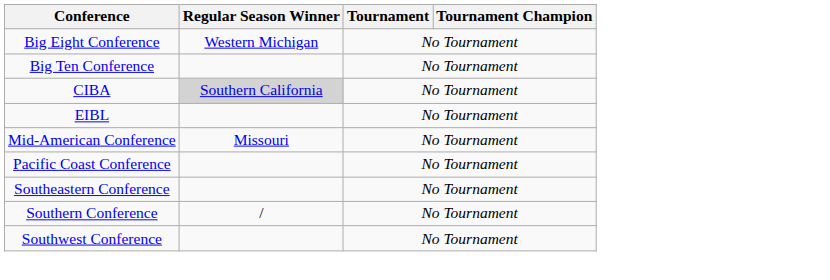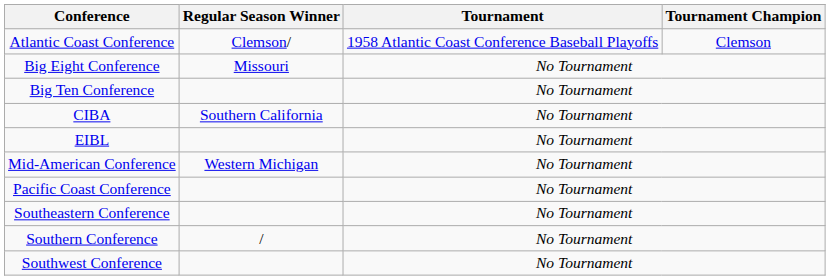+ row: (92, 41)
(261, 41) Western Michigan -> (261, 66) Missouri
(261, 90) lightgrey background -> (261, 115) no background
(261, 139) Missouri -> (261, 164) Western Michigan
